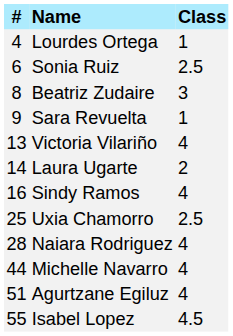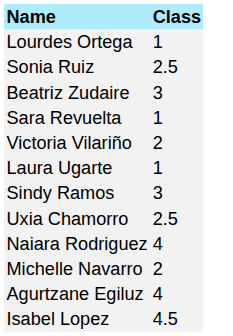- column: (17, 17)
(183, 143) 4 -> (158, 143) 2
(183, 168) 2 -> (158, 168) 1
(183, 193) 4 -> (158, 193) 3
(183, 269) 4 -> (158, 269) 2
